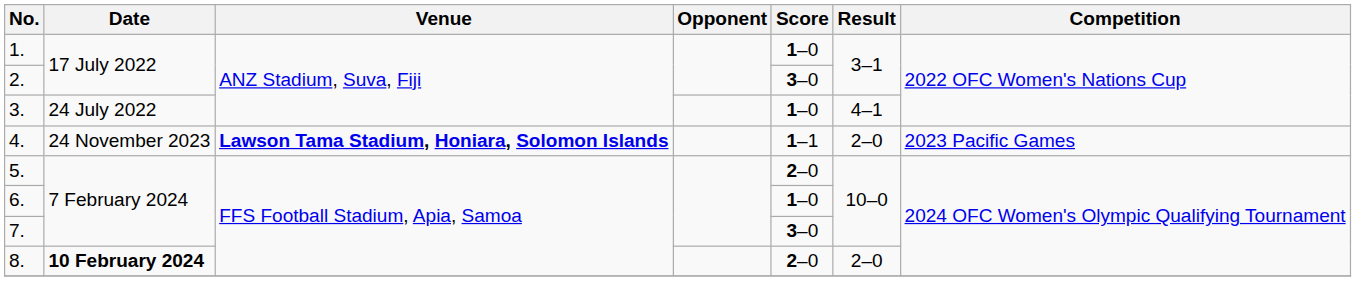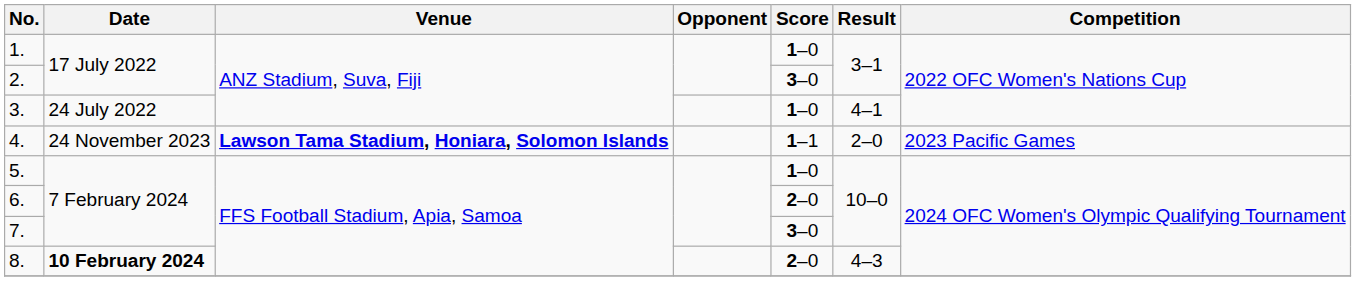(802, 170) 2–0 -> (802, 170) 1–0
(802, 200) 1–0 -> (802, 200) 2–0
(867, 261) 2–0 -> (867, 261) 4–3
